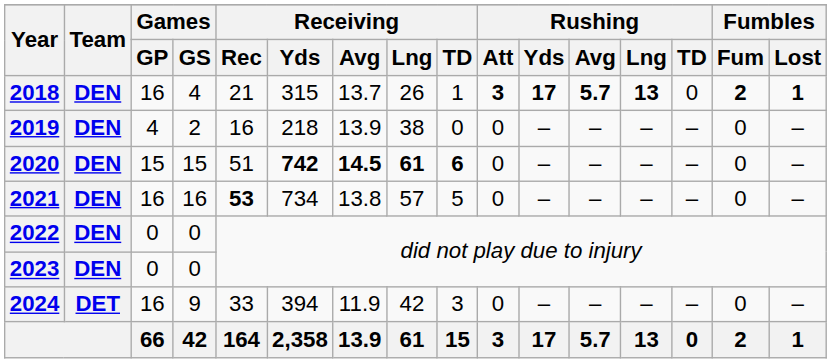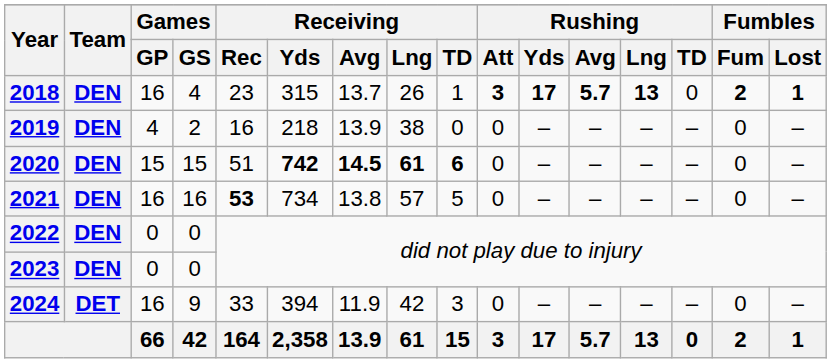(241, 92) 21 -> (241, 92) 23
